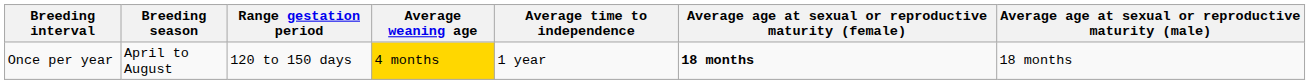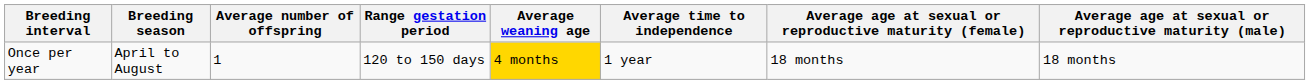+ column: (285, 23)
(718, 61) bold -> (807, 61) normal
